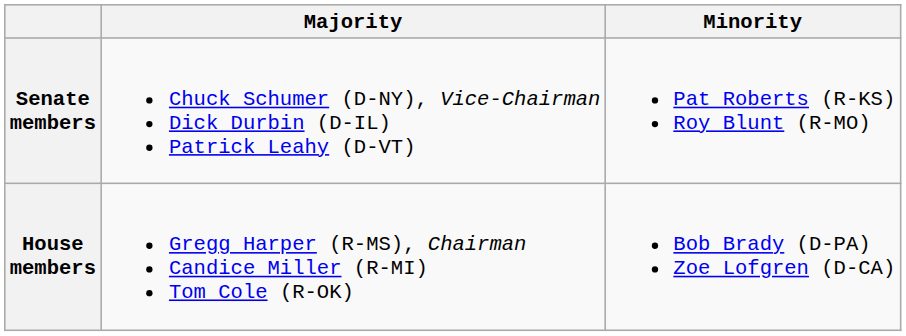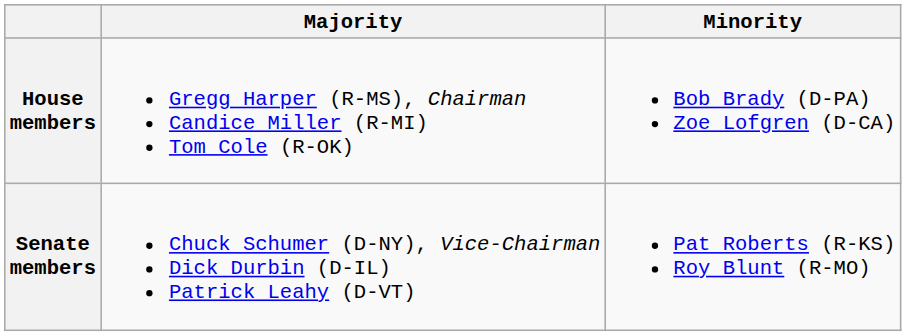rows swapped: (53, 111) <-> (53, 257)
